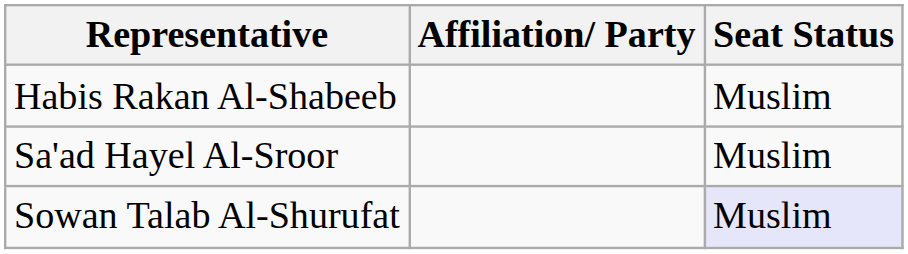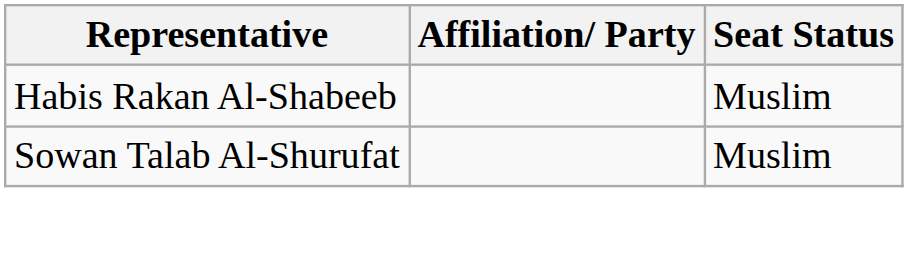- row: (176, 155)
(772, 215) lavender background -> (772, 155) no background
